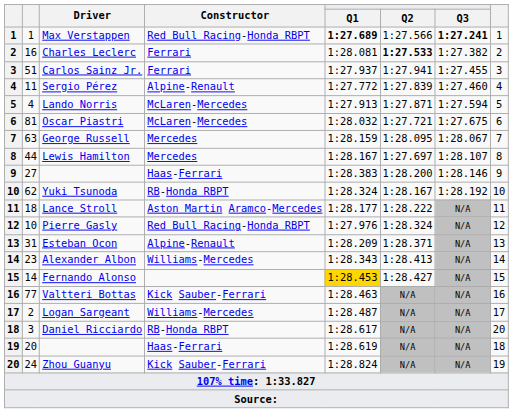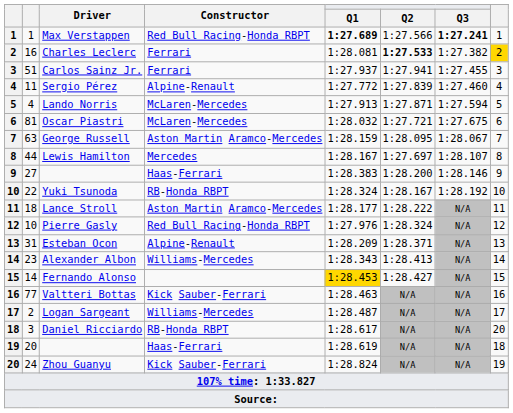(499, 53) no background -> (499, 53) gold background
(172, 139) Mercedes -> (235, 139) Aston Martin Aramco-Mercedes
(31, 191) 62 -> (31, 191) 22
